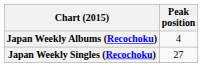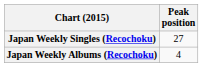rows swapped: (82, 54) <-> (82, 39)
